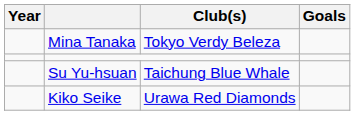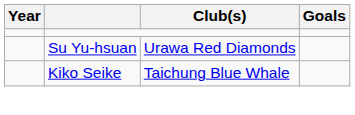- row: (92, 41)
(217, 73) Taichung Blue Whale -> (220, 48) Urawa Red Diamonds
(220, 97) Urawa Red Diamonds -> (217, 73) Taichung Blue Whale
